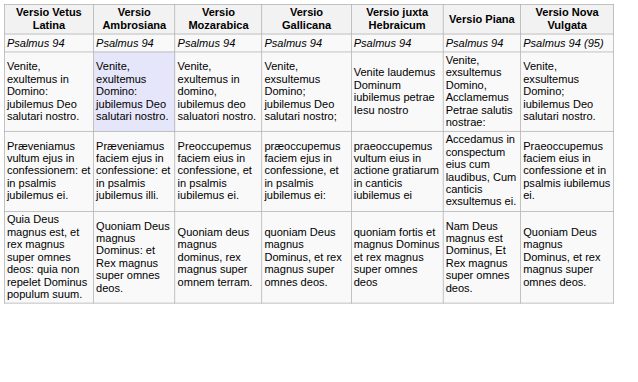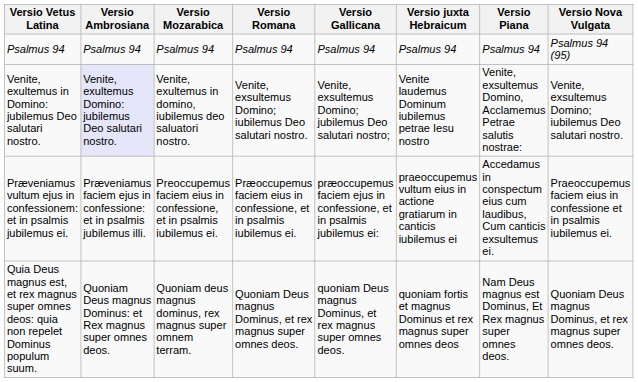+ column: (274, 19)
